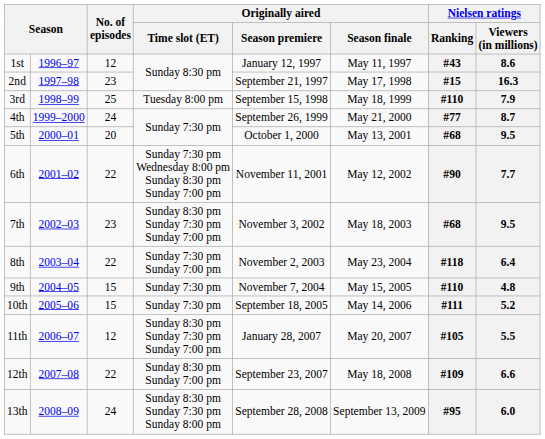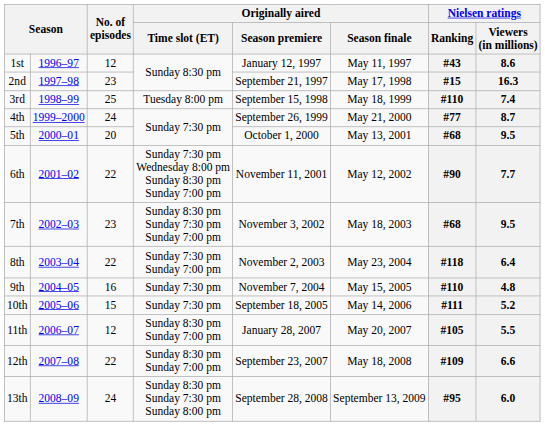(508, 99) 7.9 -> (508, 99) 7.4
(110, 287) 15 -> (110, 287) 16
(183, 336) Sunday 8:30 pm Sunday 7:30 pm Sunday 7:00 pm -> (183, 330) Sunday 8:30 pm Sunday 7:00 pm
